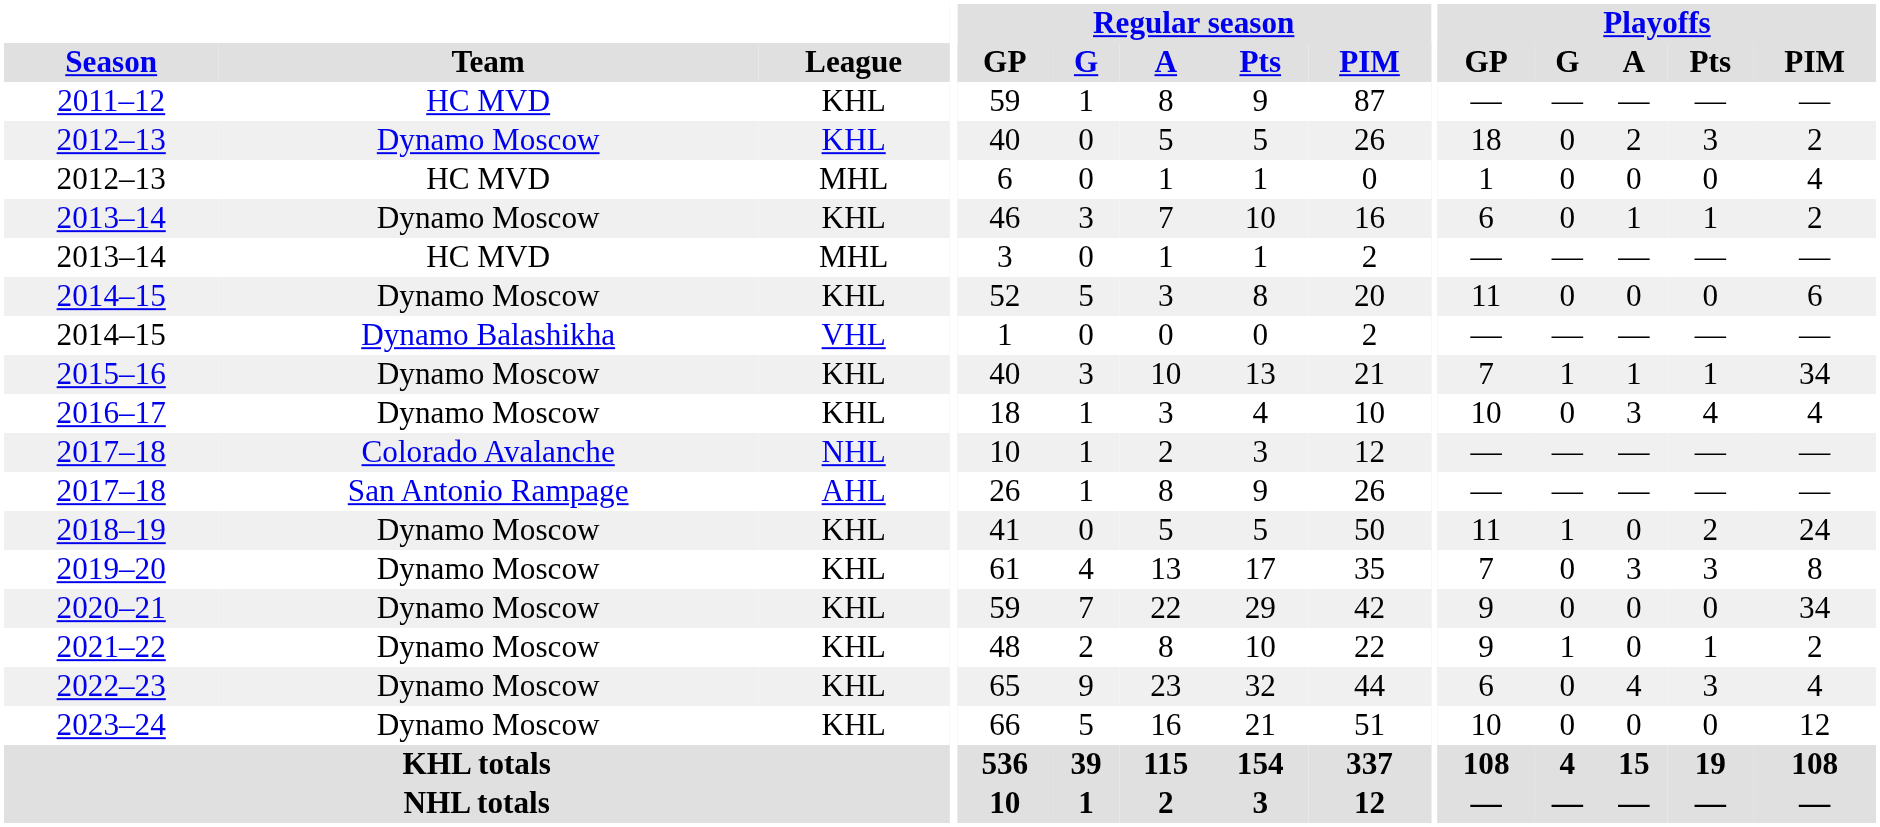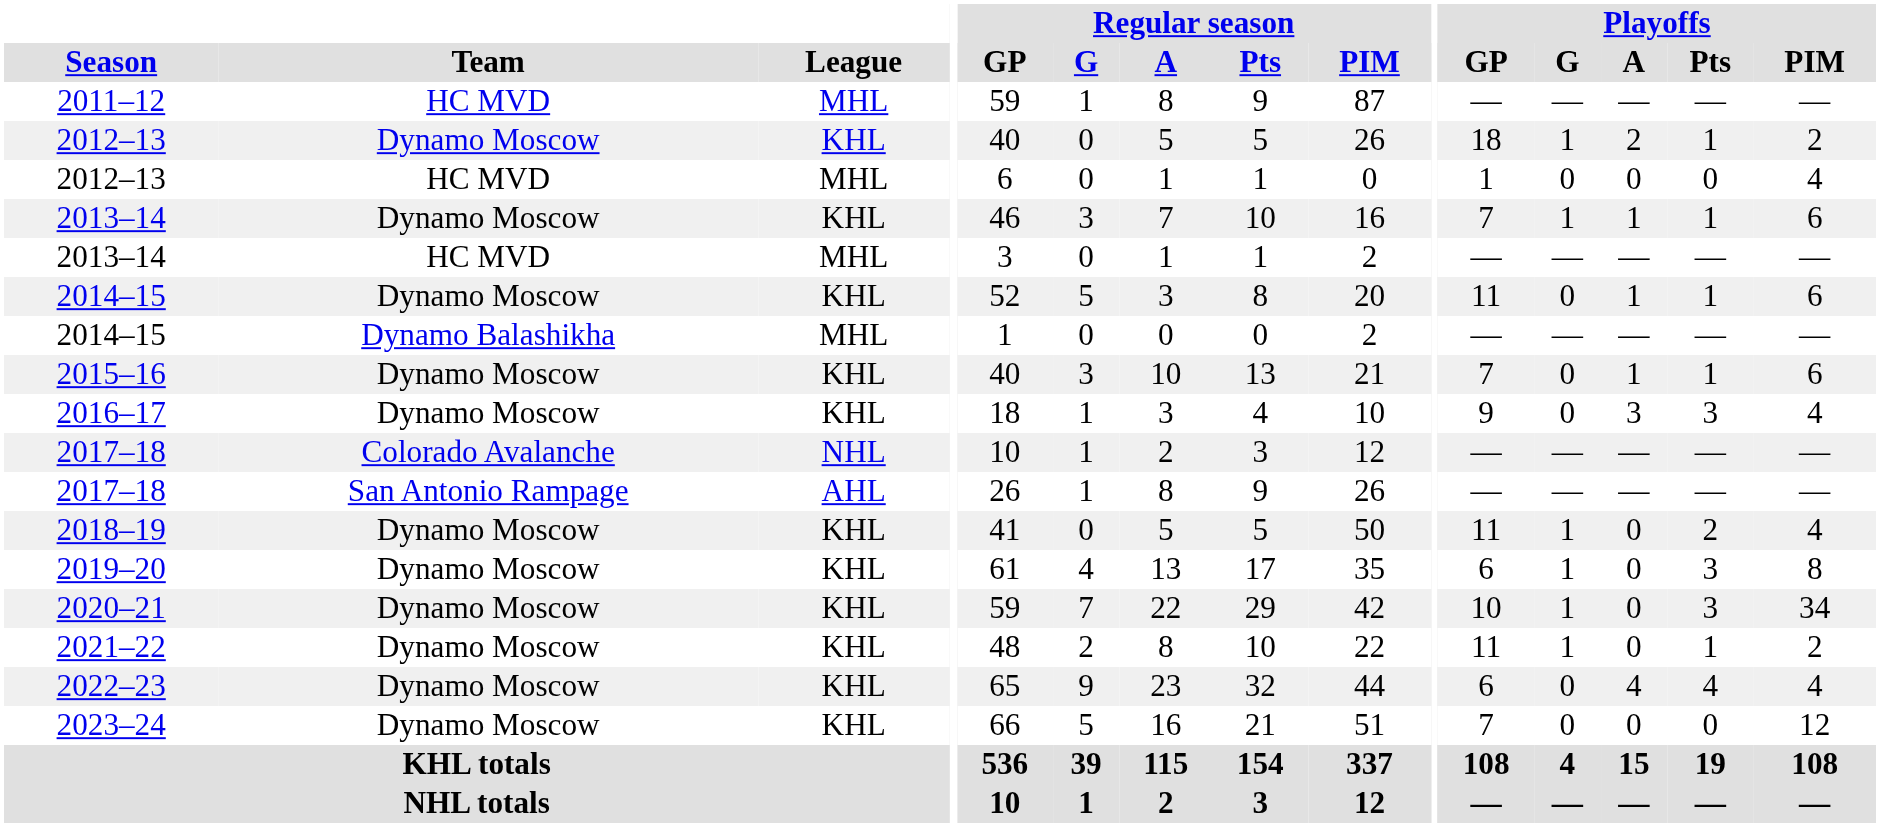(854, 101) KHL -> (854, 101) MHL
(1567, 140) 0 -> (1567, 140) 1
(1710, 140) 3 -> (1710, 140) 1
(1486, 218) 6 -> (1486, 218) 7
(1567, 218) 0 -> (1567, 218) 1
(1815, 218) 2 -> (1815, 218) 6
(1634, 296) 0 -> (1634, 296) 1
(1710, 296) 0 -> (1710, 296) 1
(854, 335) VHL -> (854, 335) MHL
(1567, 374) 1 -> (1567, 374) 0
(1815, 374) 34 -> (1815, 374) 6
(1486, 413) 10 -> (1486, 413) 9
(1710, 413) 4 -> (1710, 413) 3
(1815, 530) 24 -> (1815, 530) 4
(1486, 569) 7 -> (1486, 569) 6
(1567, 569) 0 -> (1567, 569) 1
(1634, 569) 3 -> (1634, 569) 0
(1486, 608) 9 -> (1486, 608) 10
(1567, 608) 0 -> (1567, 608) 1
(1710, 608) 0 -> (1710, 608) 3
(1486, 647) 9 -> (1486, 647) 11
(1710, 686) 3 -> (1710, 686) 4
(1486, 725) 10 -> (1486, 725) 7
